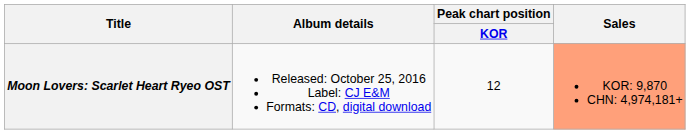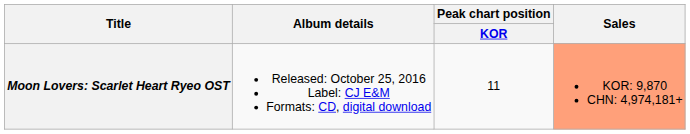(494, 86) 12 -> (494, 86) 11
